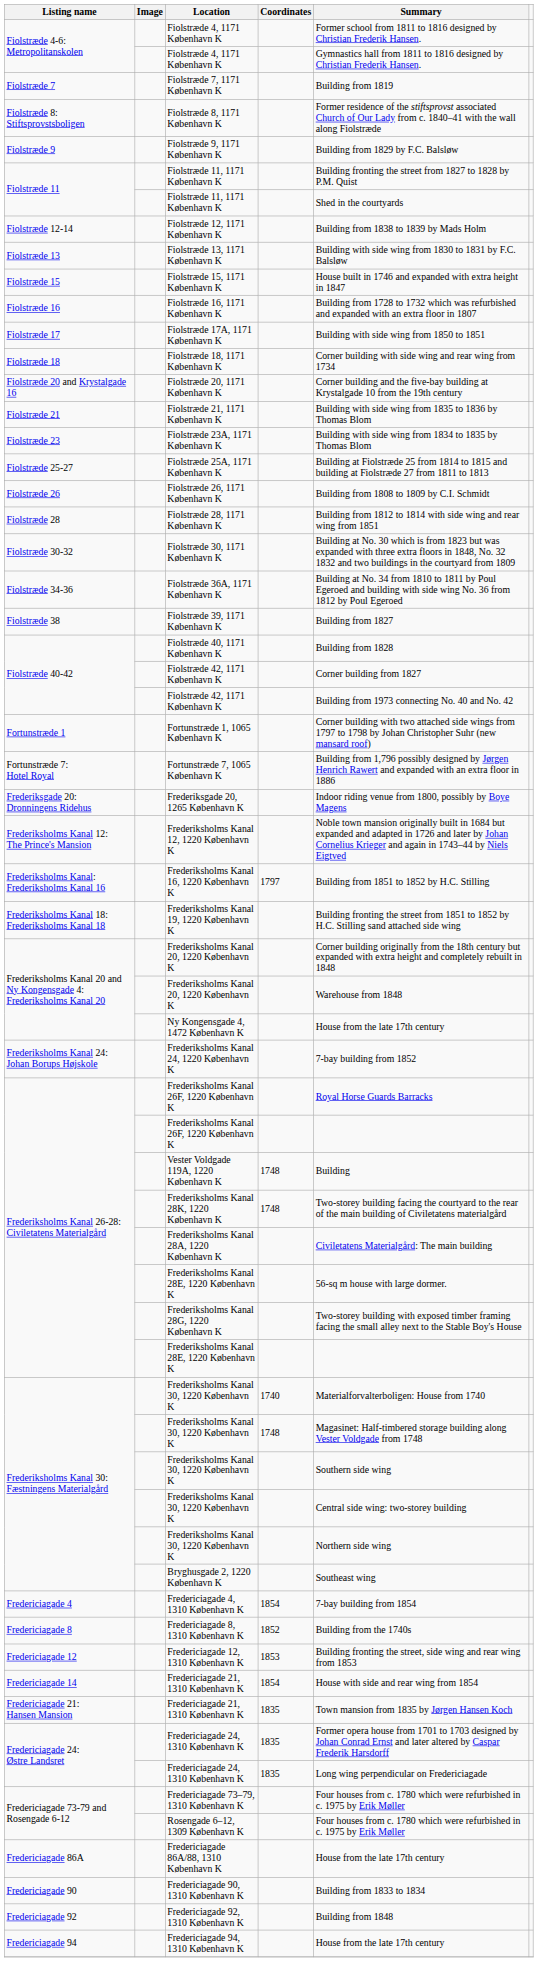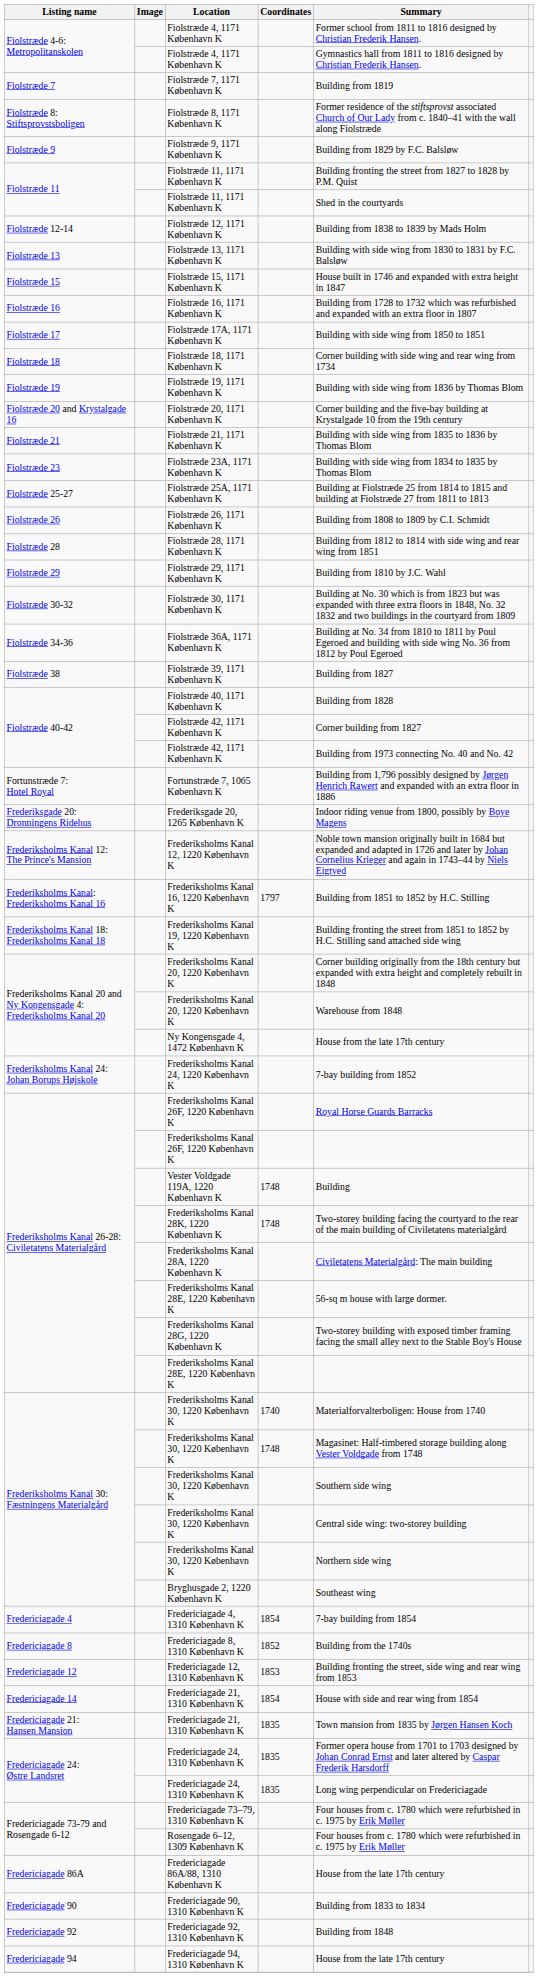+ row: (206, 388)
+ row: (206, 573)
- row: (209, 733)
